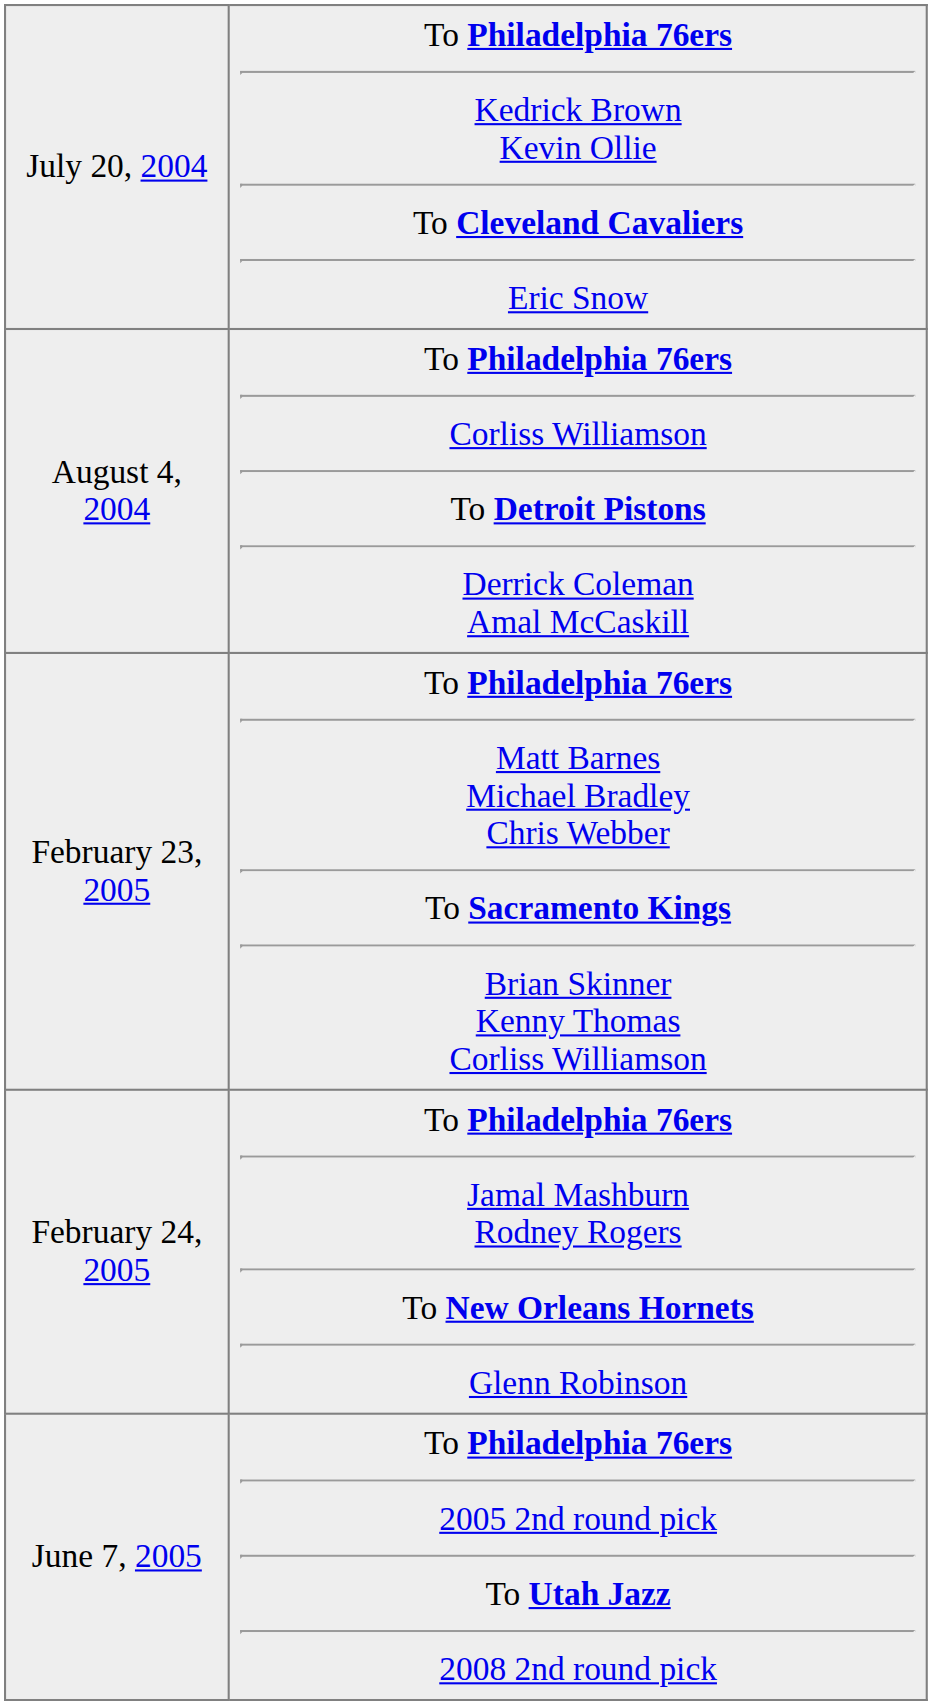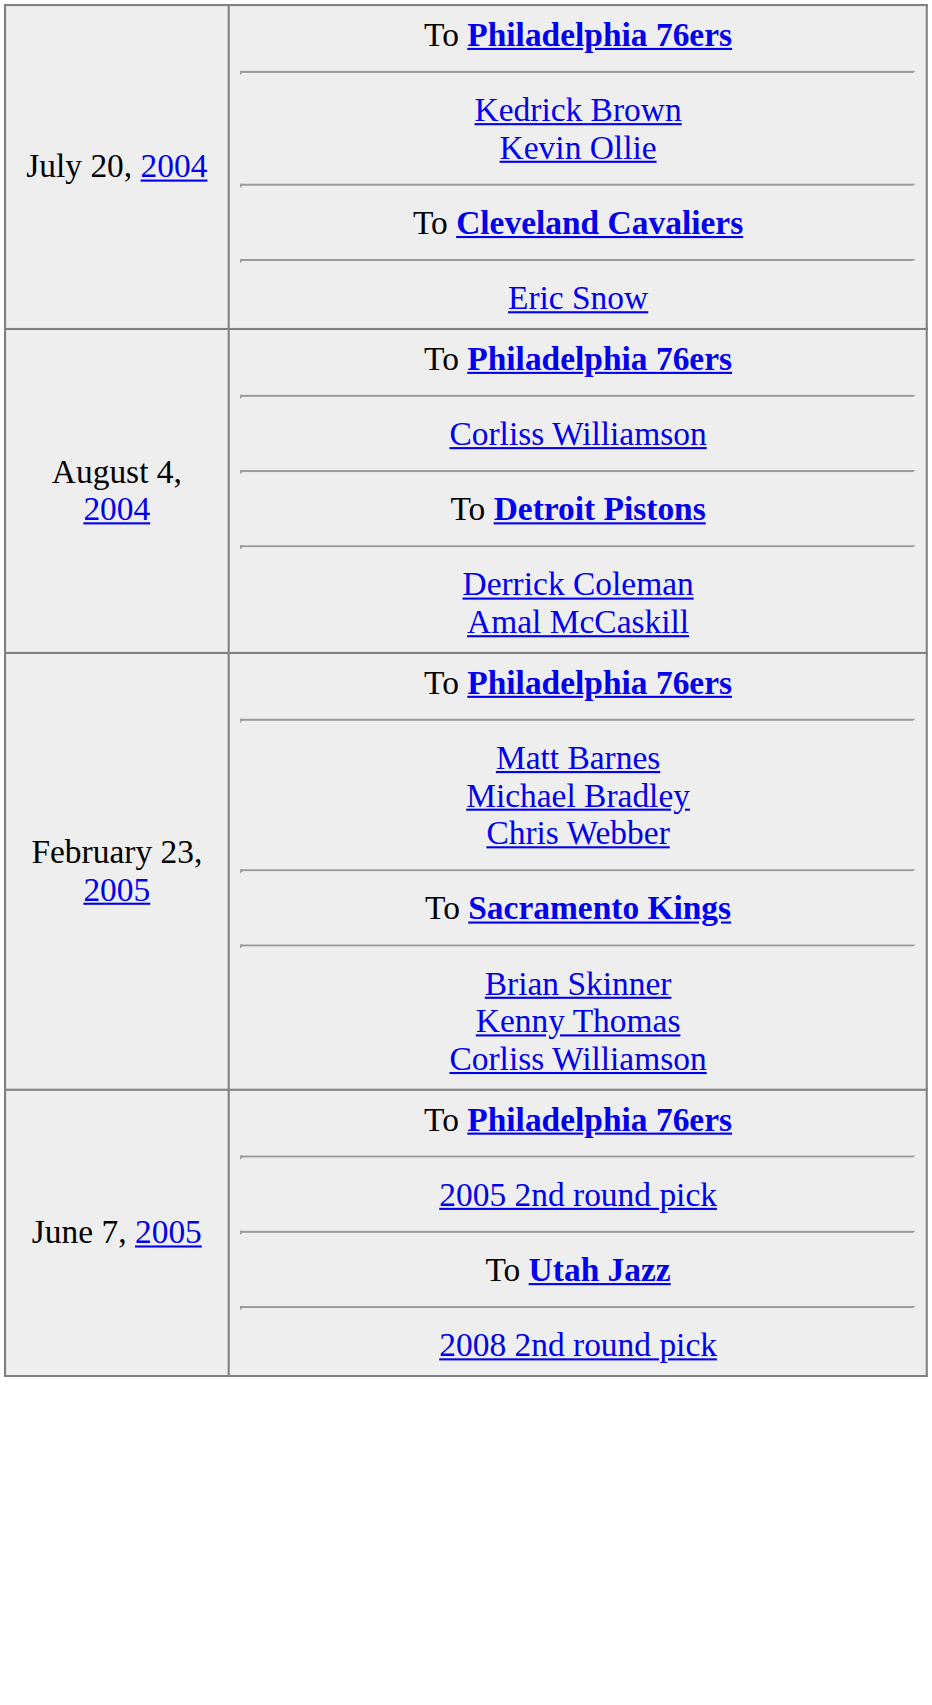- row: (117, 1251)
